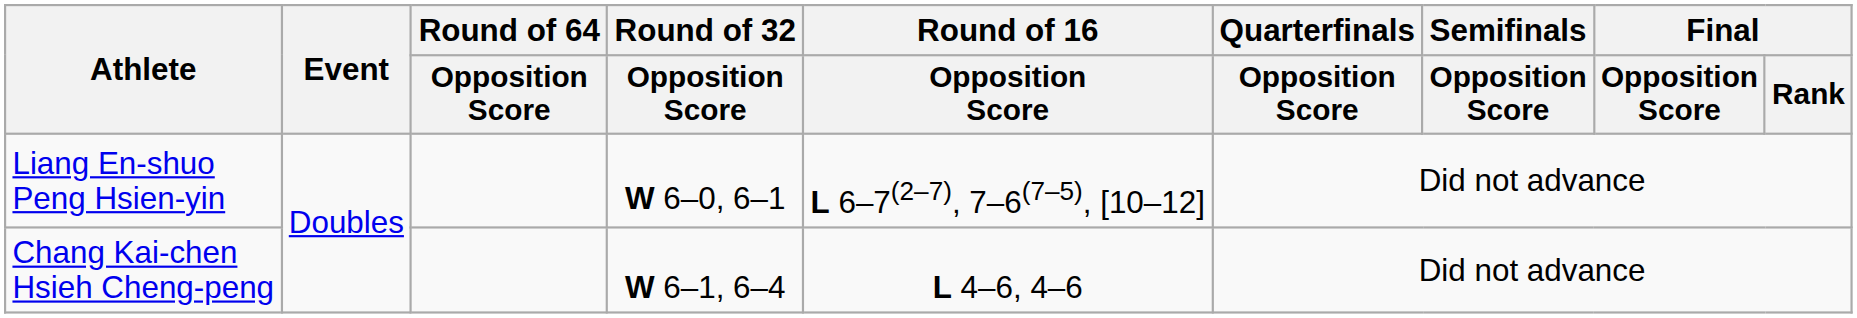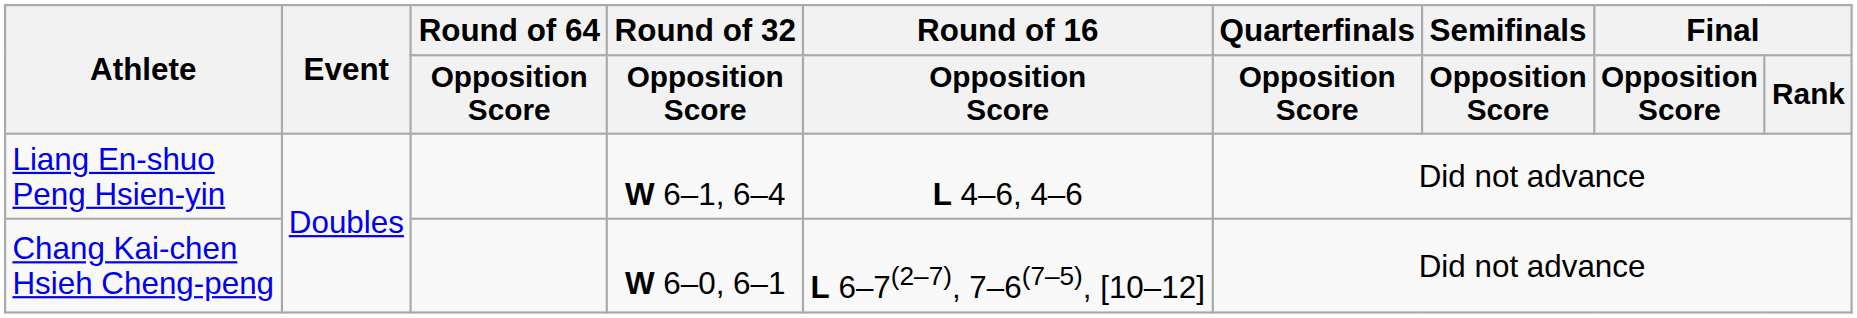(705, 198) W 6–0, 6–1 -> (705, 194) W 6–1, 6–4
(1008, 198) L 6–7(2–7), 7–6(7–5), [10–12] -> (1008, 194) L 4–6, 4–6
(705, 287) W 6–1, 6–4 -> (705, 283) W 6–0, 6–1
(1008, 287) L 4–6, 4–6 -> (1008, 283) L 6–7(2–7), 7–6(7–5), [10–12]
